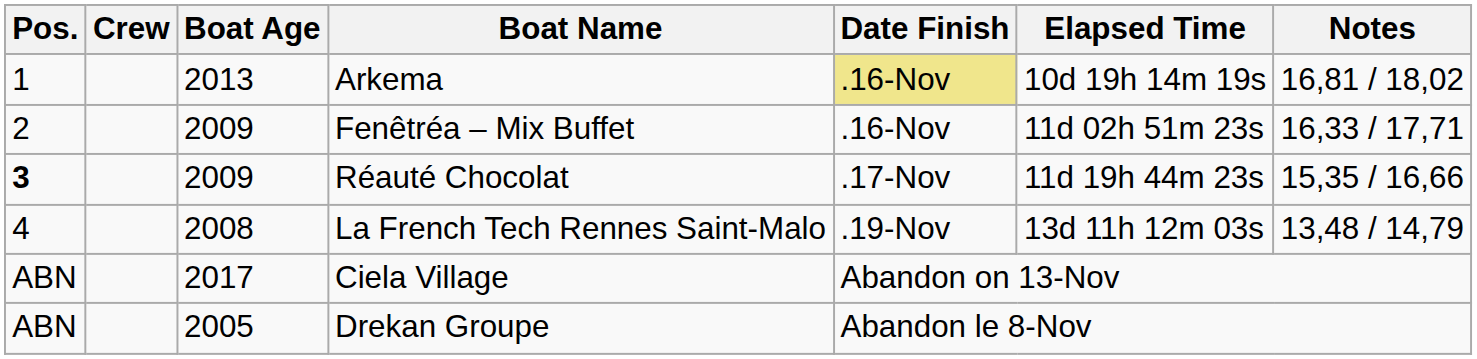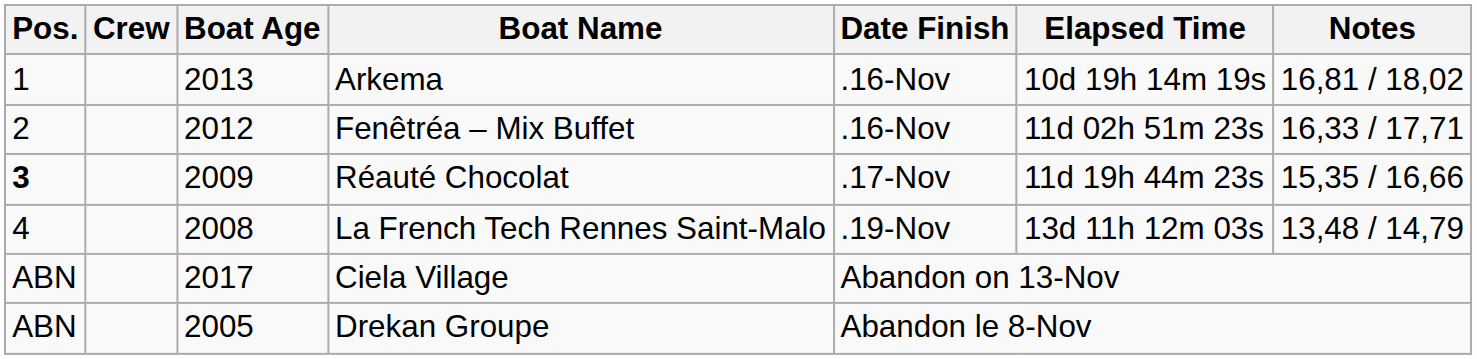(895, 79) khaki background -> (895, 79) no background
(219, 128) 2009 -> (219, 128) 2012
